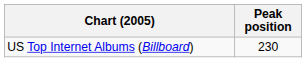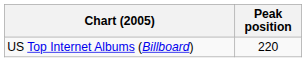(268, 47) 230 -> (268, 47) 220
